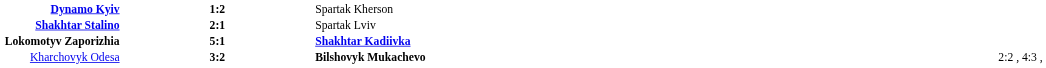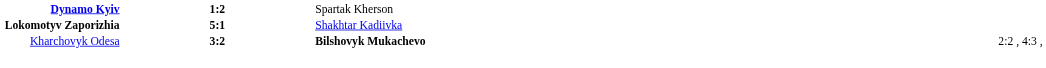- row: (77, 25)
(363, 41) bold -> (359, 25) normal
